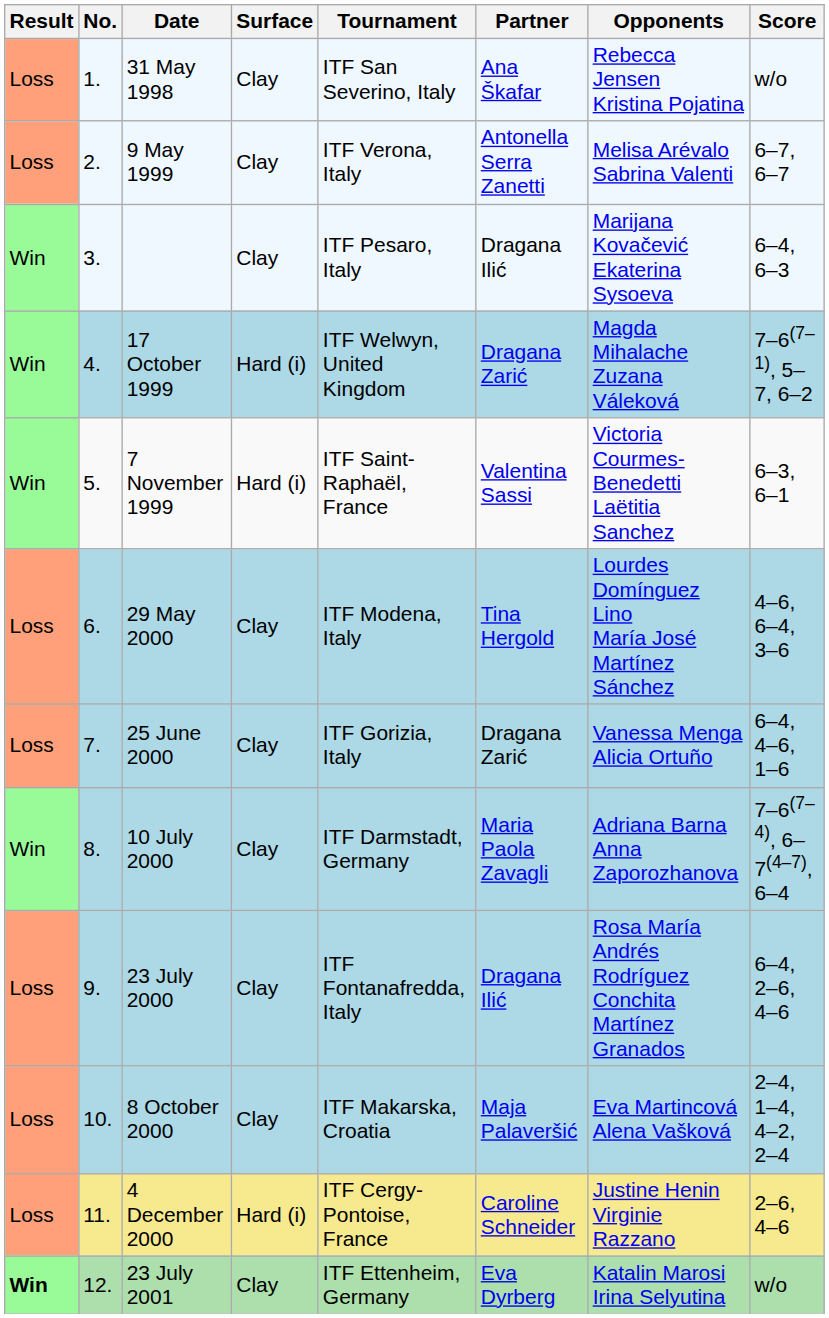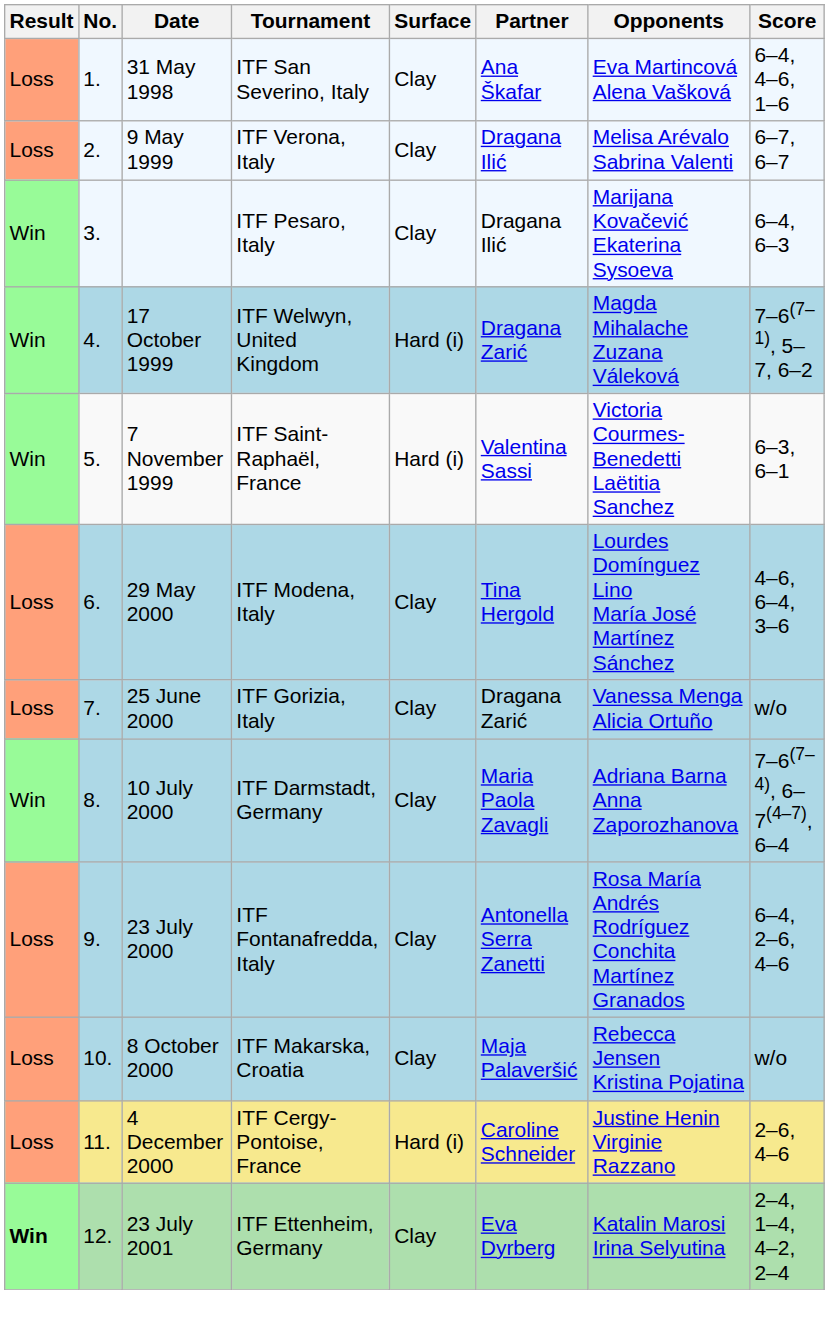columns swapped: (397, 21) <-> (275, 21)
(668, 79) Rebecca Jensen Kristina Pojatina -> (665, 79) Eva Martincová Alena Vašková
(771, 79) w/o -> (775, 79) 6–4, 4–6, 1–6
(524, 161) Antonella Serra Zanetti -> (521, 149) Dragana Ilić
(775, 745) 6–4, 4–6, 1–6 -> (771, 708) w/o
(521, 987) Dragana Ilić -> (524, 939) Antonella Serra Zanetti
(665, 1119) Eva Martincová Alena Vašková -> (668, 1058) Rebecca Jensen Kristina Pojatina
(775, 1119) 2–4, 1–4, 4–2, 2–4 -> (771, 1058) w/o
(771, 1284) w/o -> (775, 1235) 2–4, 1–4, 4–2, 2–4
